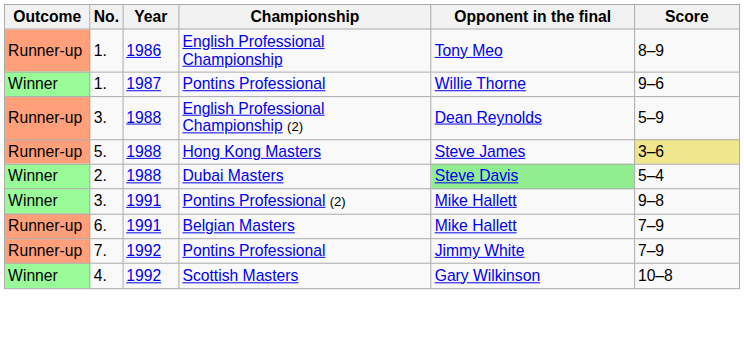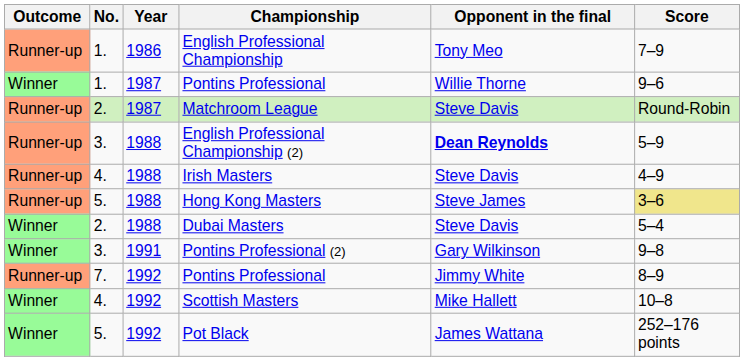(651, 50) 8–9 -> (651, 50) 7–9
+ row: (100, 109)
(488, 117) normal -> (491, 142) bold
+ row: (100, 176)
(477, 176) lightgreen background -> (477, 226) no background
(476, 201) Mike Hallett -> (487, 251) Gary Wilkinson
- row: (100, 226)
(651, 251) 7–9 -> (651, 276) 8–9
(487, 276) Gary Wilkinson -> (476, 300) Mike Hallett
+ row: (100, 334)
